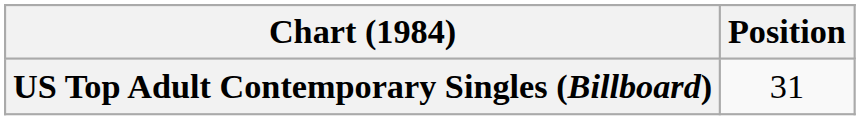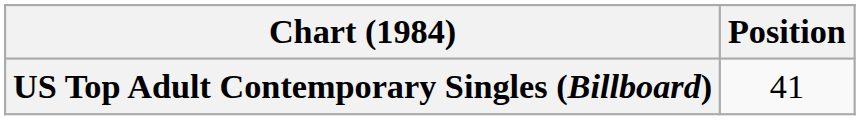(787, 85) 31 -> (787, 85) 41
